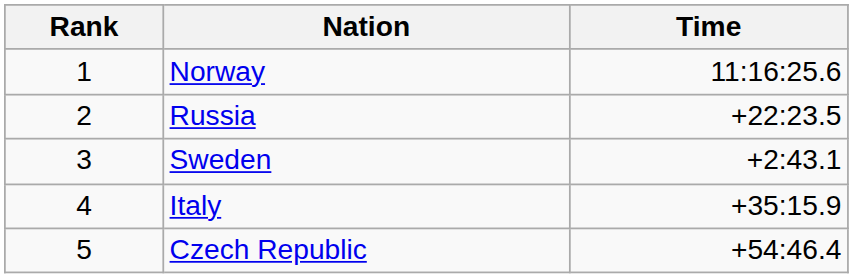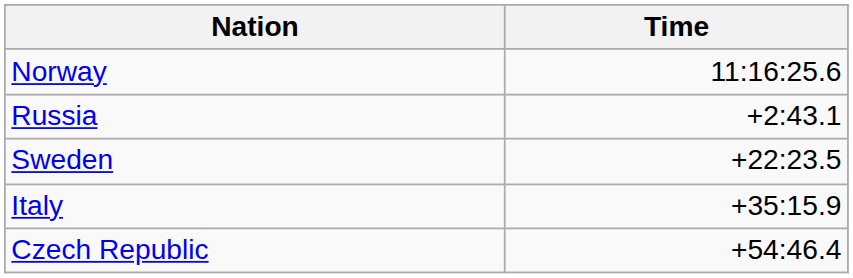- column: (84, 26)
(786, 116) +22:23.5 -> (794, 116) +2:43.1
(794, 160) +2:43.1 -> (786, 160) +22:23.5
